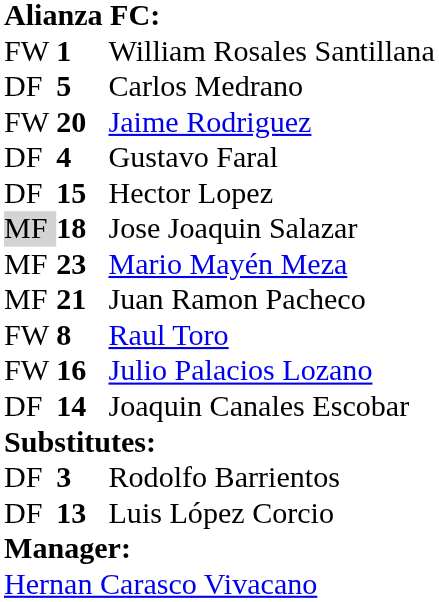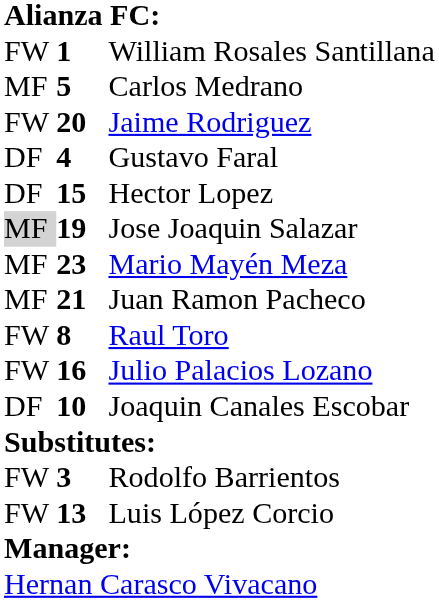(23, 86) DF -> (26, 86) MF
(71, 228) 18 -> (71, 228) 19
(71, 406) 14 -> (71, 406) 10
(23, 477) DF -> (27, 477) FW
(23, 512) DF -> (27, 512) FW
